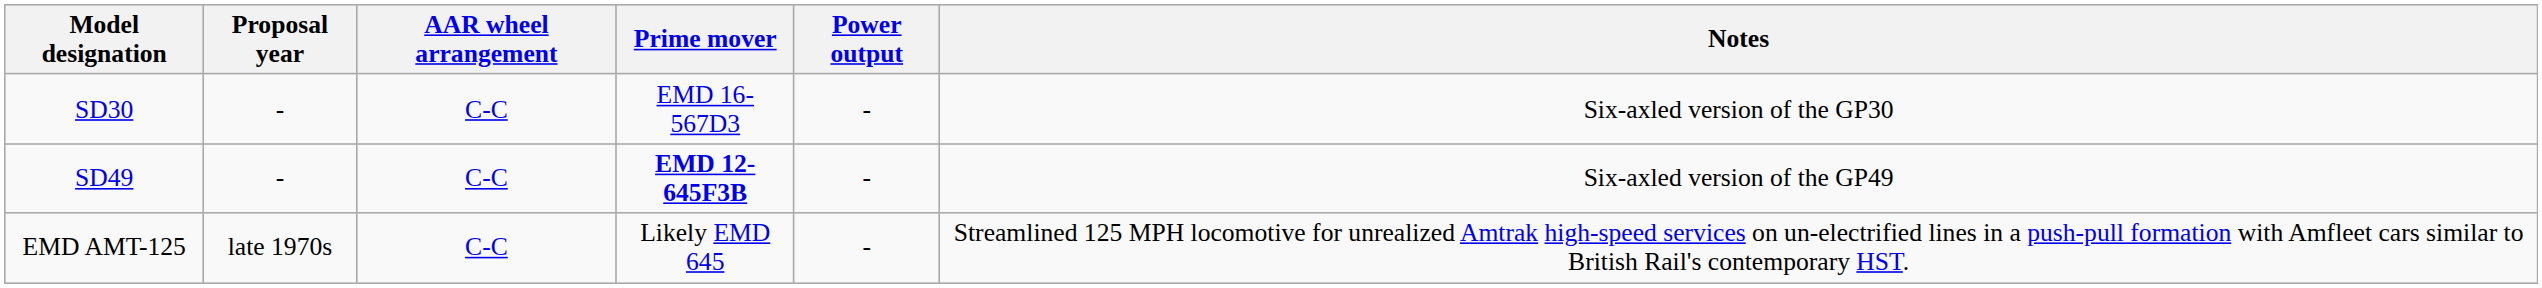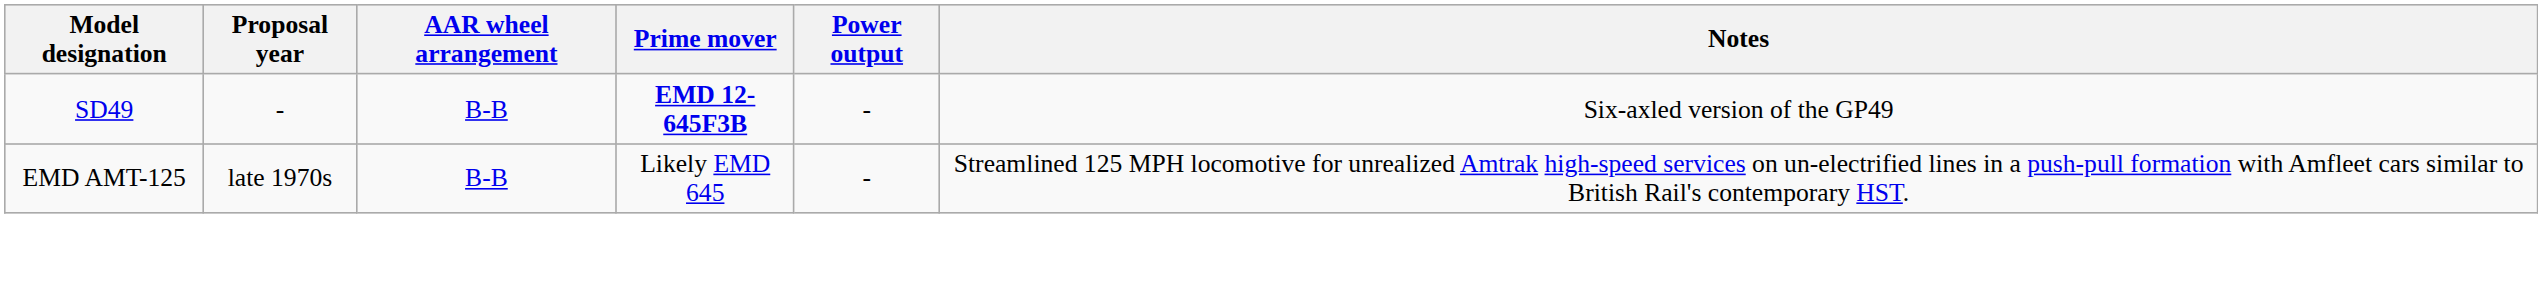- row: (104, 108)
(486, 178) C-C -> (486, 108) B-B
(486, 247) C-C -> (486, 178) B-B
